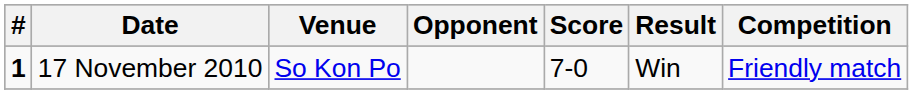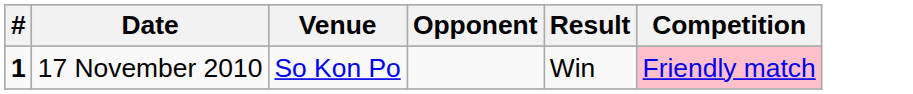- column: (586, 25)
(815, 67) no background -> (729, 67) pink background
